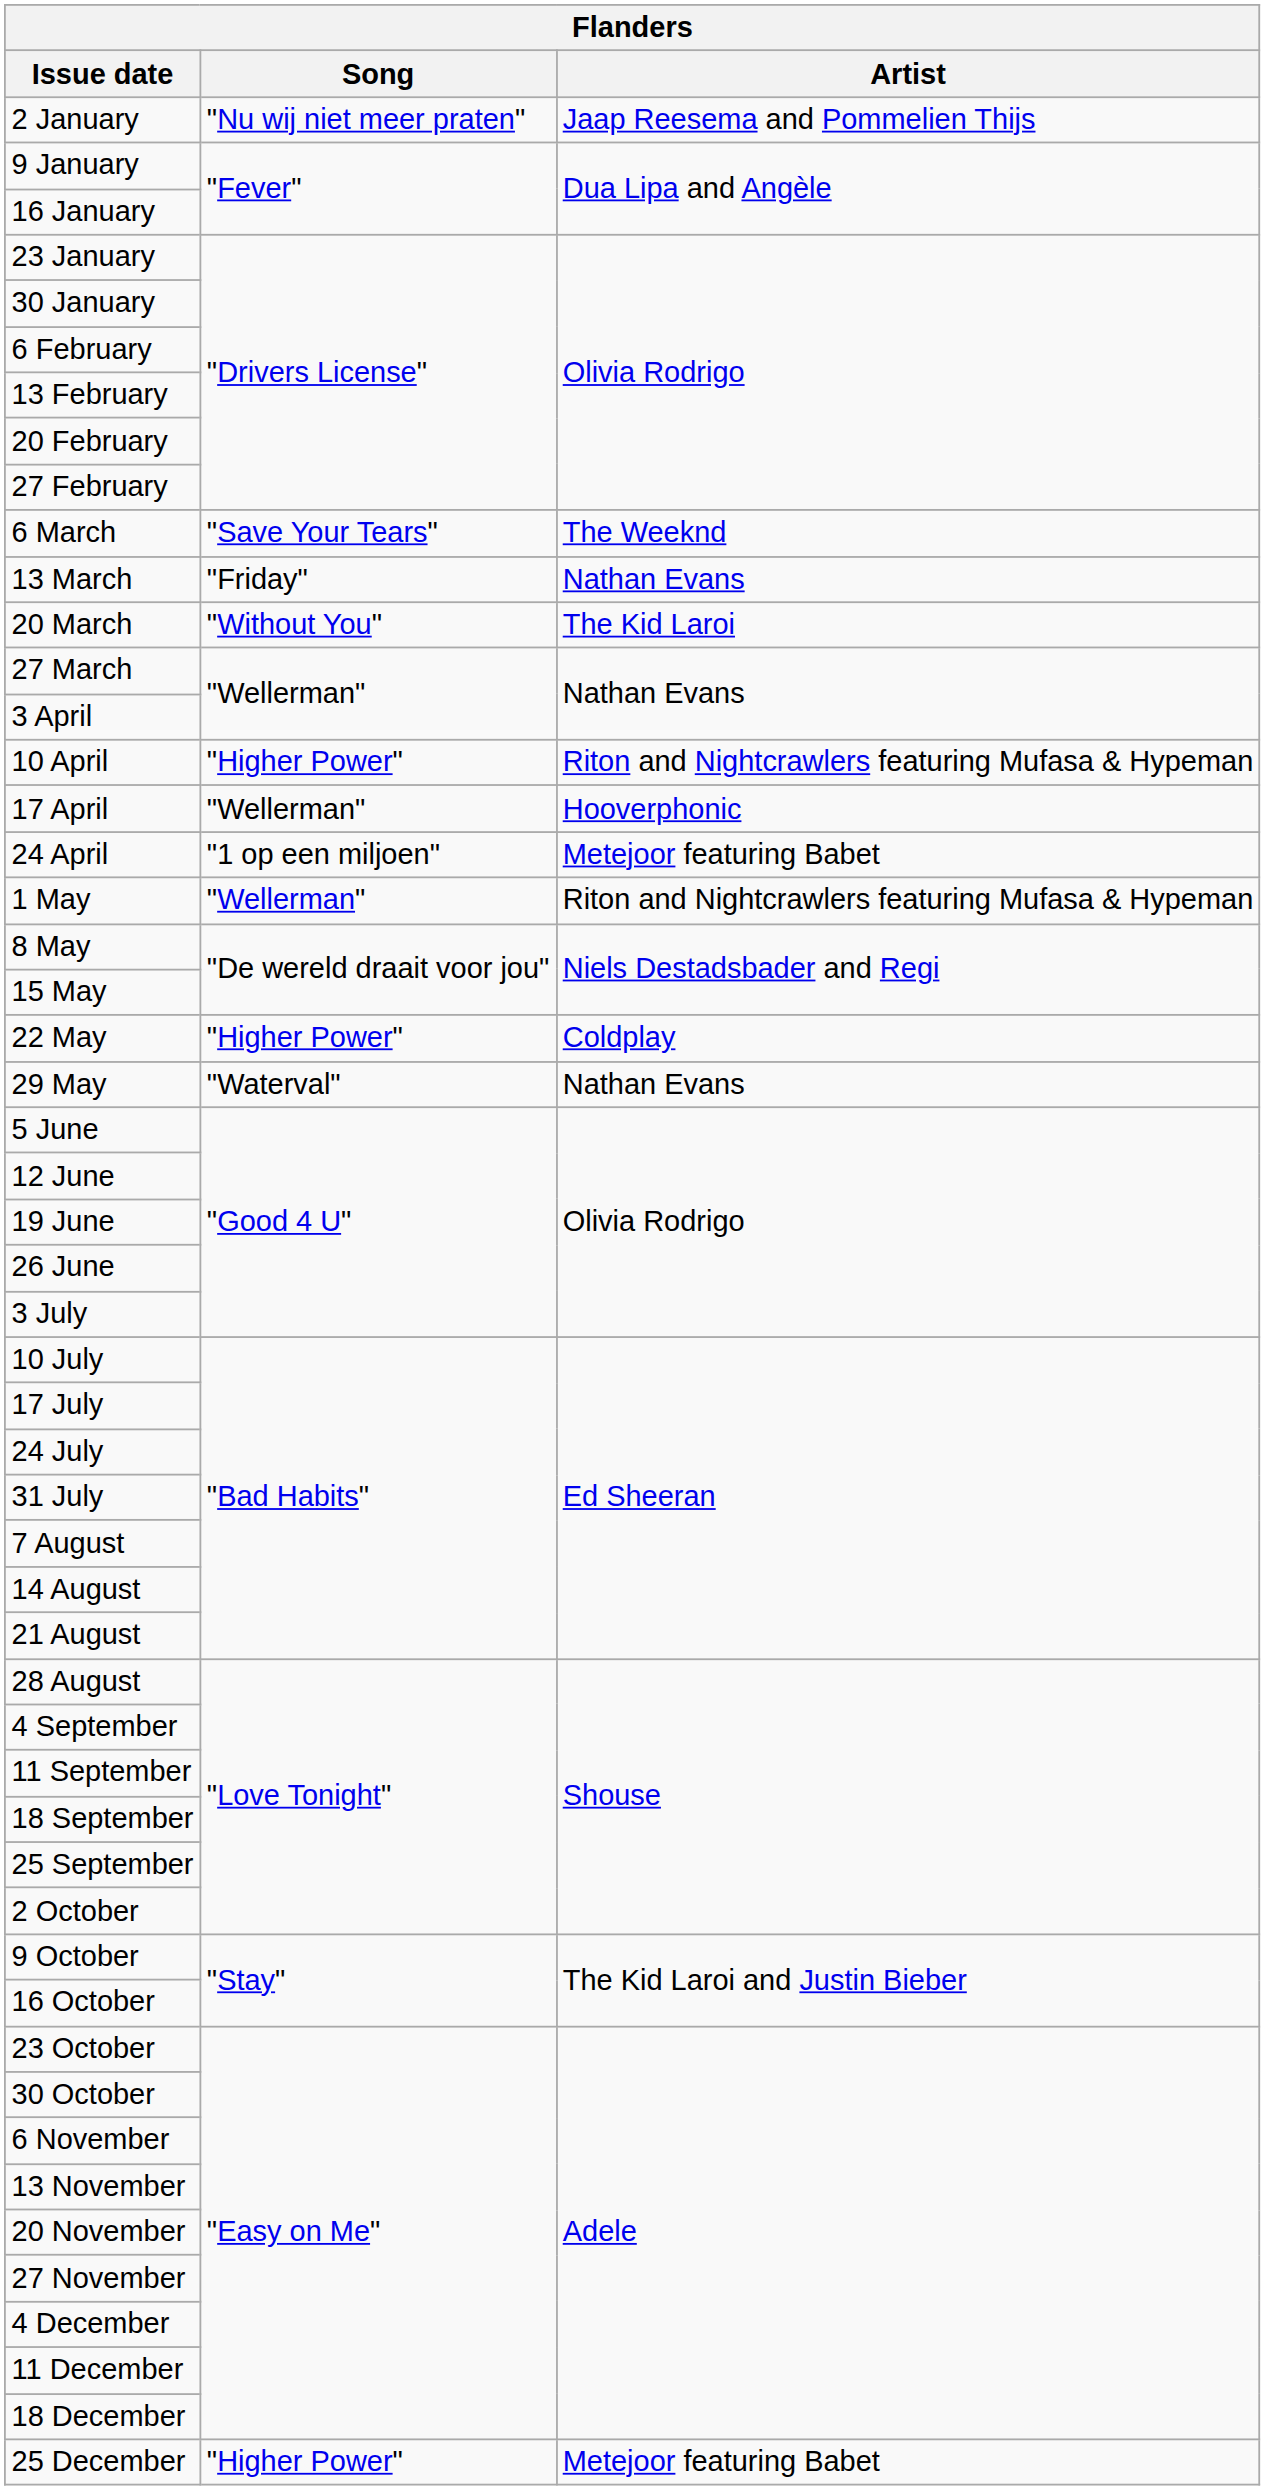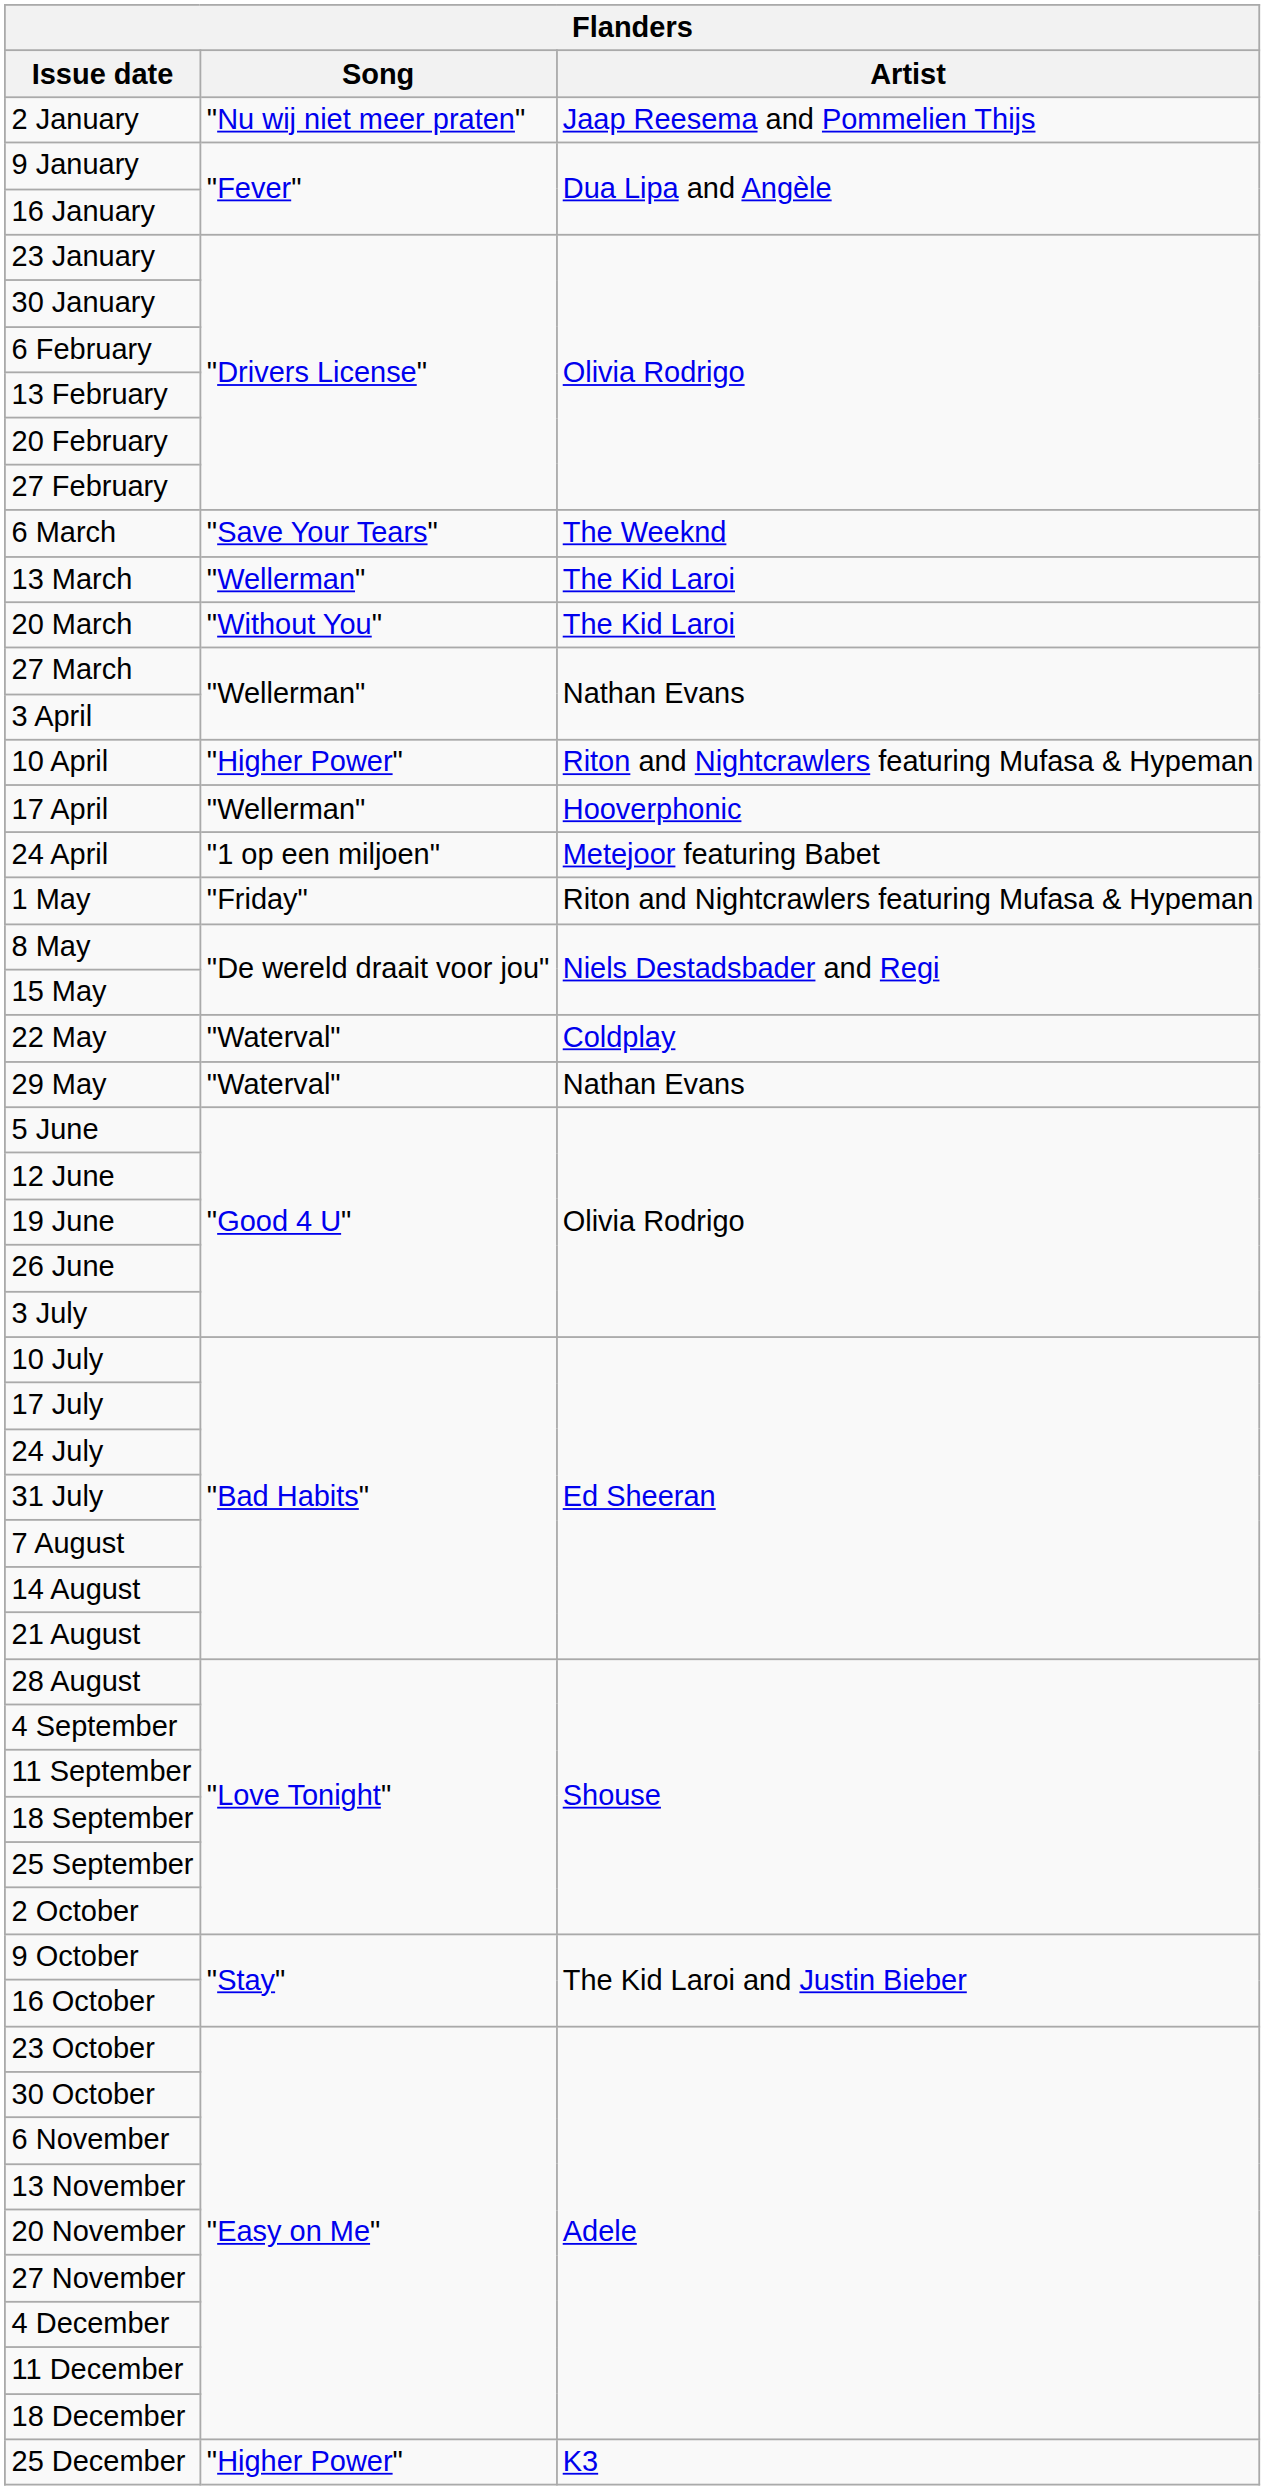(257, 578) "Friday" -> (286, 578) "Wellerman"
(654, 578) Nathan Evans -> (649, 578) The Kid Laroi
(286, 900) "Wellerman" -> (257, 900) "Friday"
(305, 1037) "Higher Power" -> (274, 1037) "Waterval"
(721, 2461) Metejoor featuring Babet -> (580, 2461) K3
